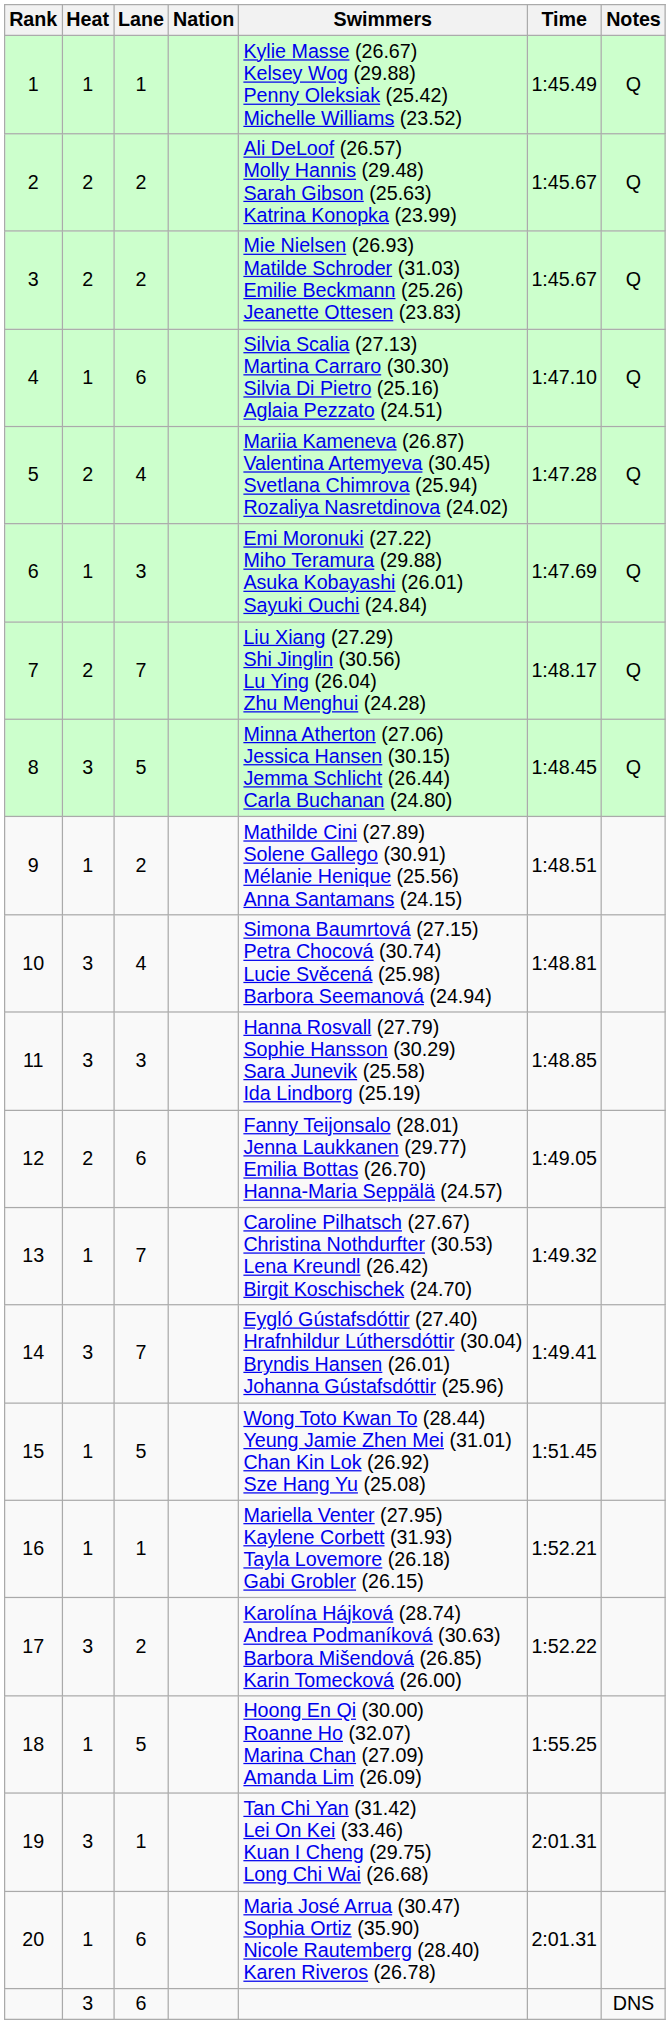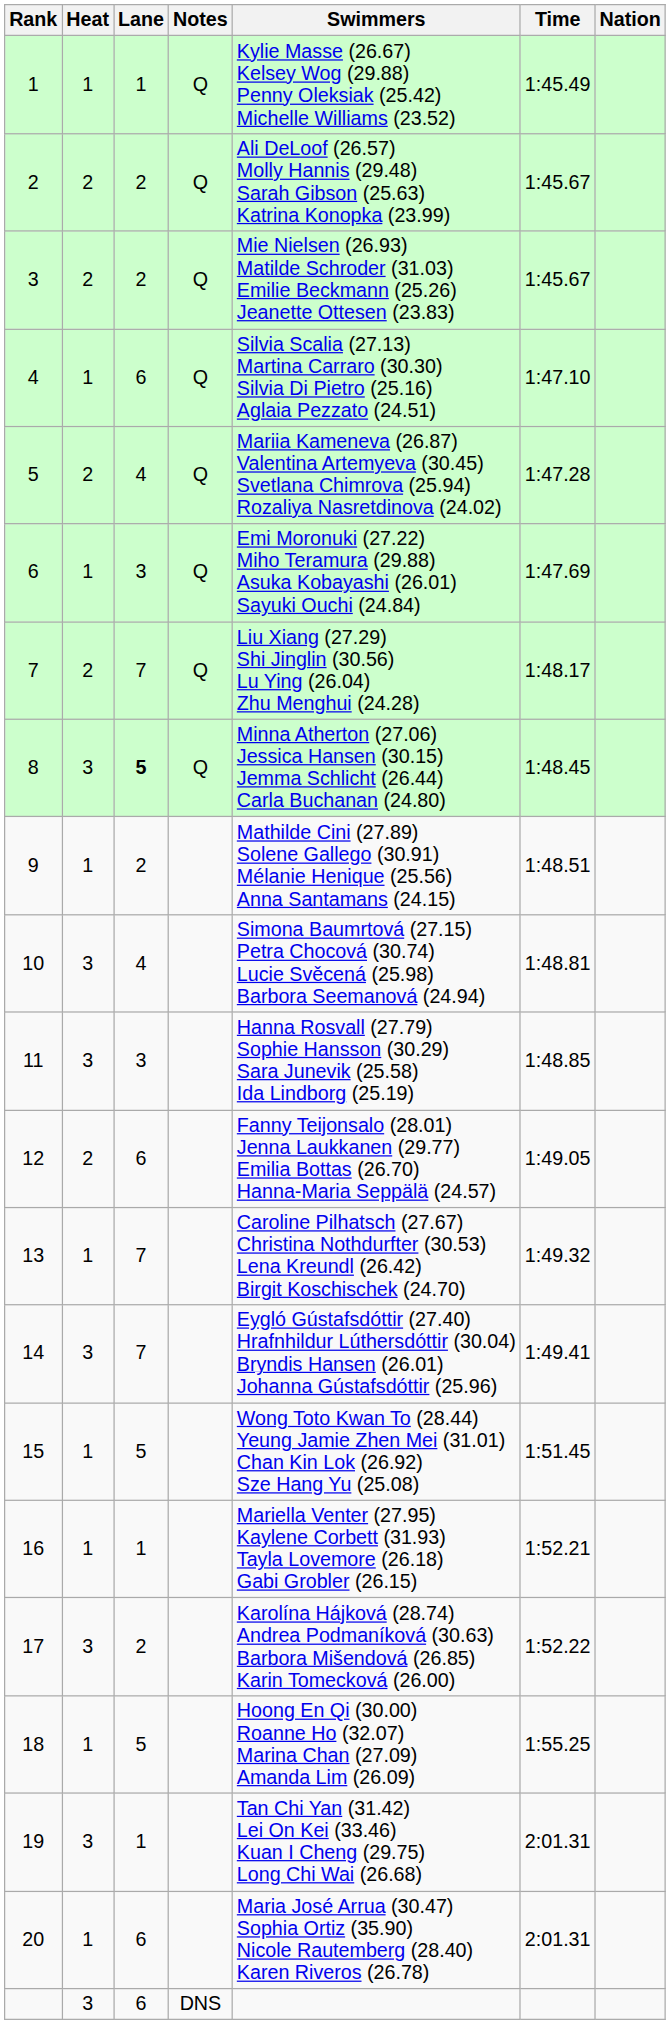columns swapped: (204, 20) <-> (633, 20)
(141, 767) normal -> (141, 767) bold
